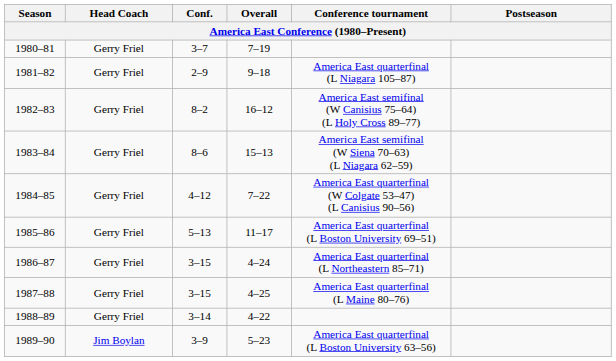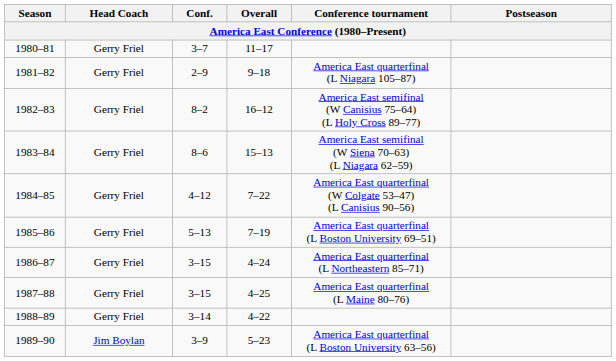(259, 48) 7–19 -> (259, 48) 11–17
(259, 232) 11–17 -> (259, 232) 7–19
